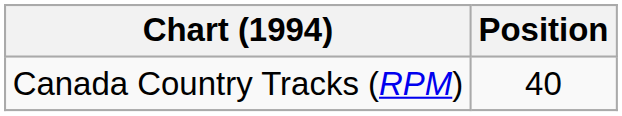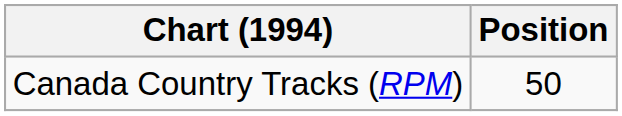(543, 82) 40 -> (543, 82) 50
